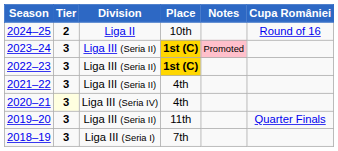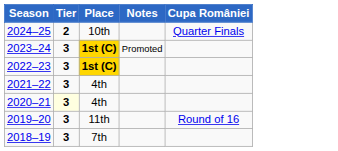- column: (120, 14)
(290, 31) Round of 16 -> (209, 31) Quarter Finals
(224, 50) pink background -> (142, 50) no background
(290, 120) Quarter Finals -> (209, 120) Round of 16
